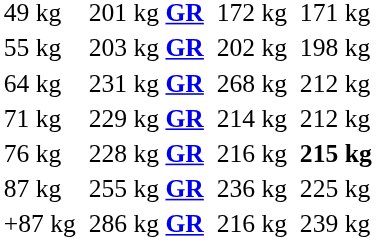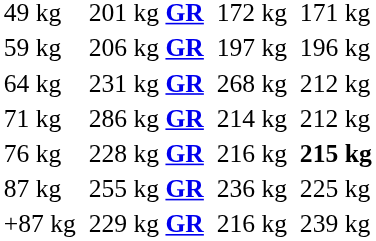- row: (33, 48)
+ row: (33, 48)
(146, 118) 229 kg GR -> (146, 118) 286 kg GR
(146, 224) 286 kg GR -> (146, 224) 229 kg GR
